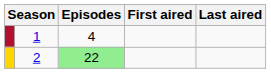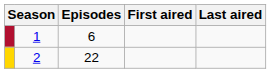(91, 36) 4 -> (91, 36) 6
(91, 57) lightgreen background -> (91, 57) no background
